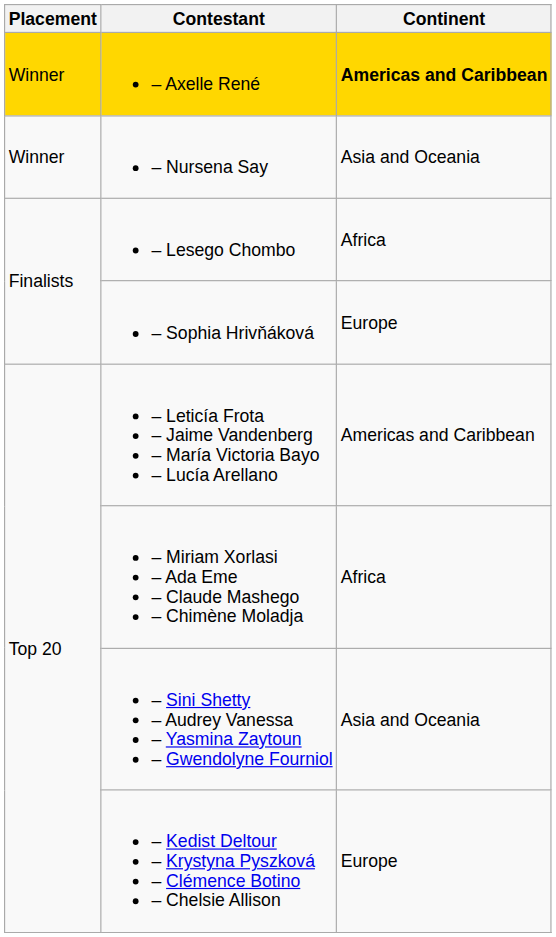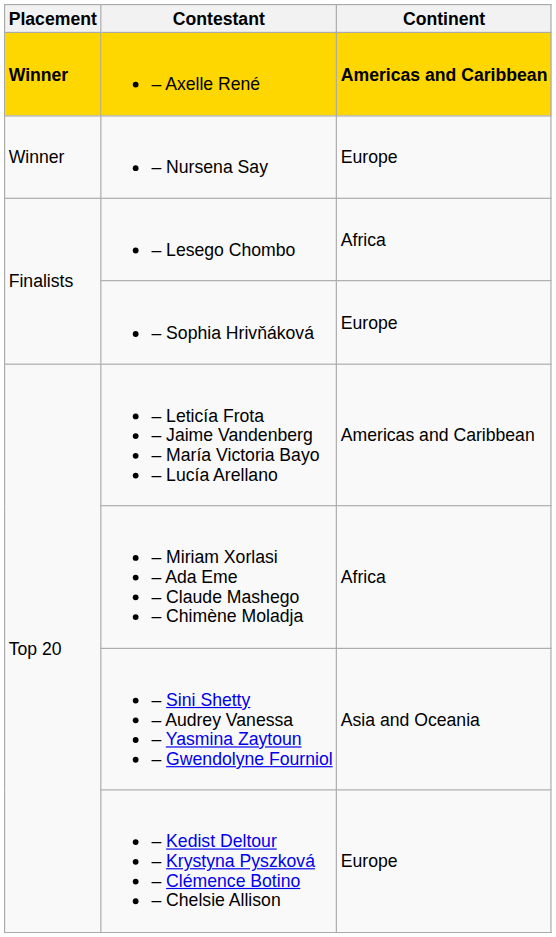(37, 74) normal -> (38, 74) bold
(410, 157) Asia and Oceania -> (369, 157) Europe
